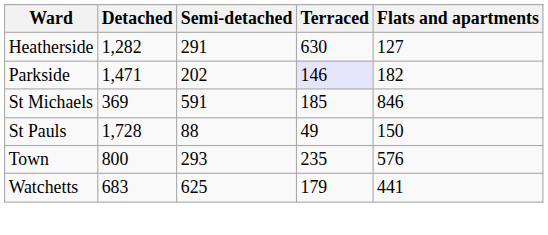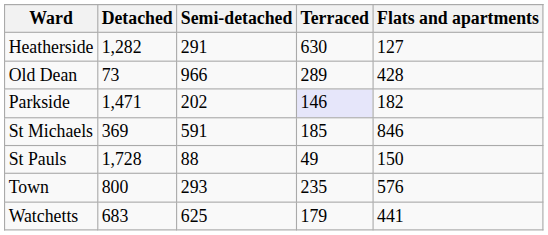+ row: (43, 74)
